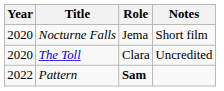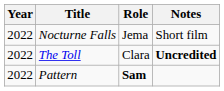(20, 34) 2020 -> (20, 34) 2022
(20, 55) 2020 -> (20, 55) 2022
(184, 55) normal -> (186, 55) bold
